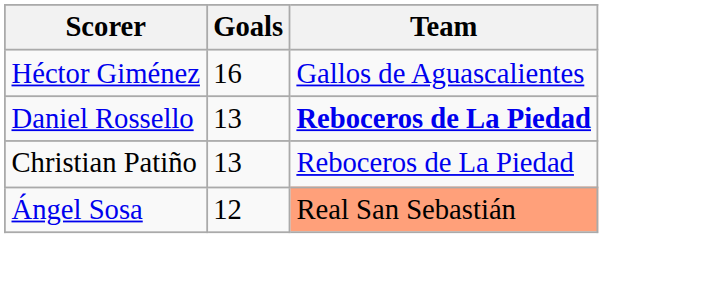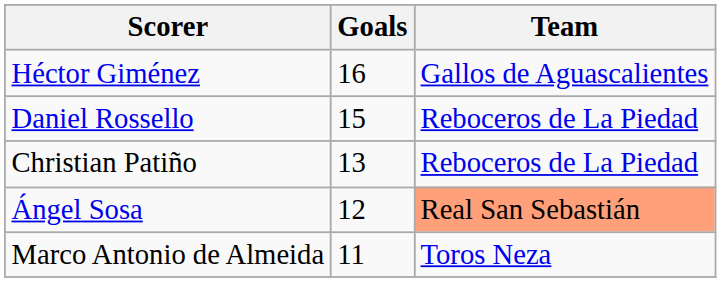(227, 118) 13 -> (352, 118) 15
(444, 118) bold -> (559, 118) normal
+ row: (168, 254)
